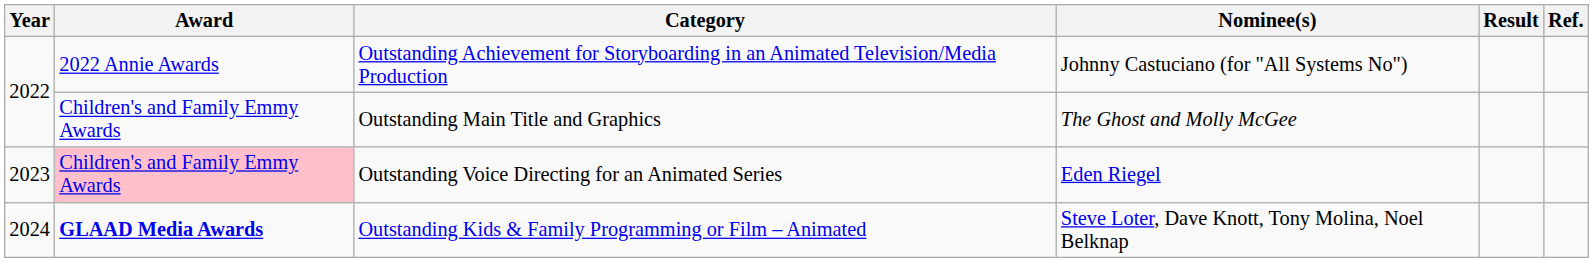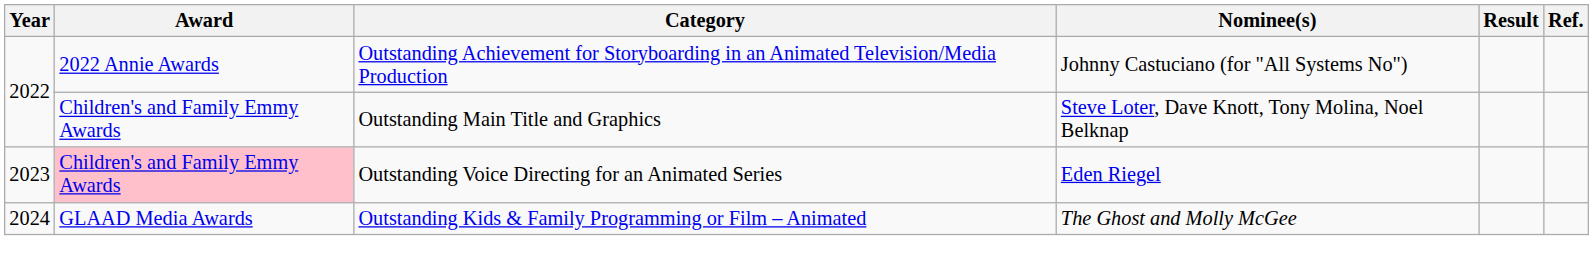(1179, 119) The Ghost and Molly McGee -> (1242, 119) Steve Loter, Dave Knott, Tony Molina, Noel Belknap
(161, 229) bold -> (156, 218) normal
(1242, 229) Steve Loter, Dave Knott, Tony Molina, Noel Belknap -> (1179, 218) The Ghost and Molly McGee
